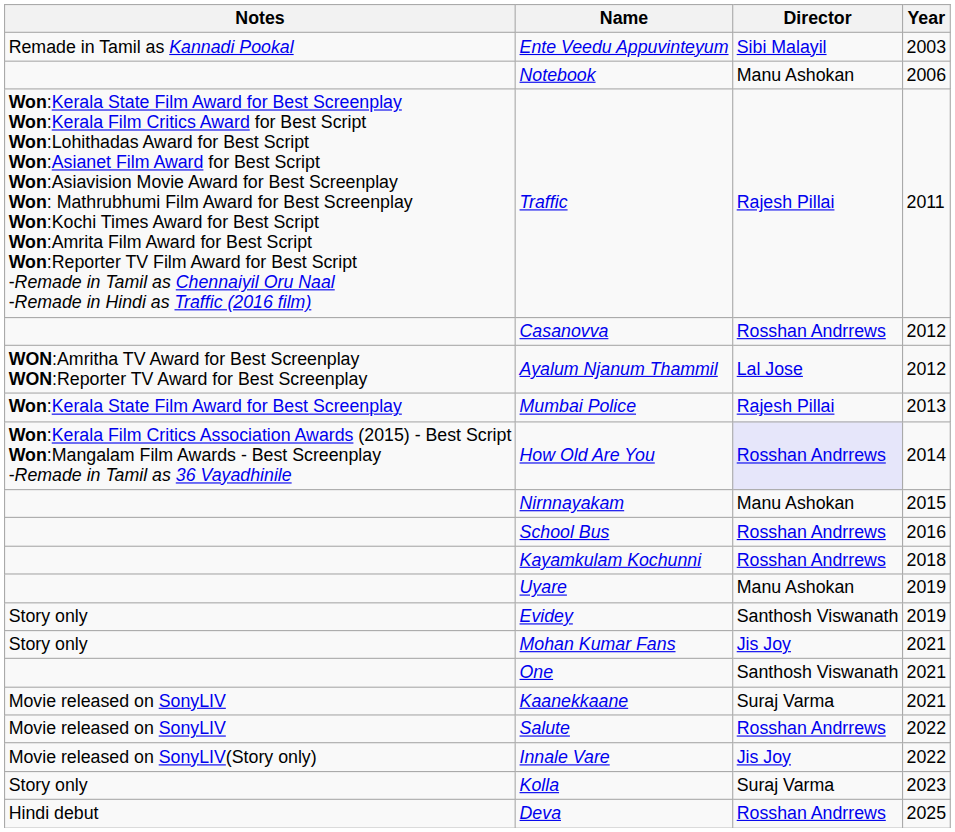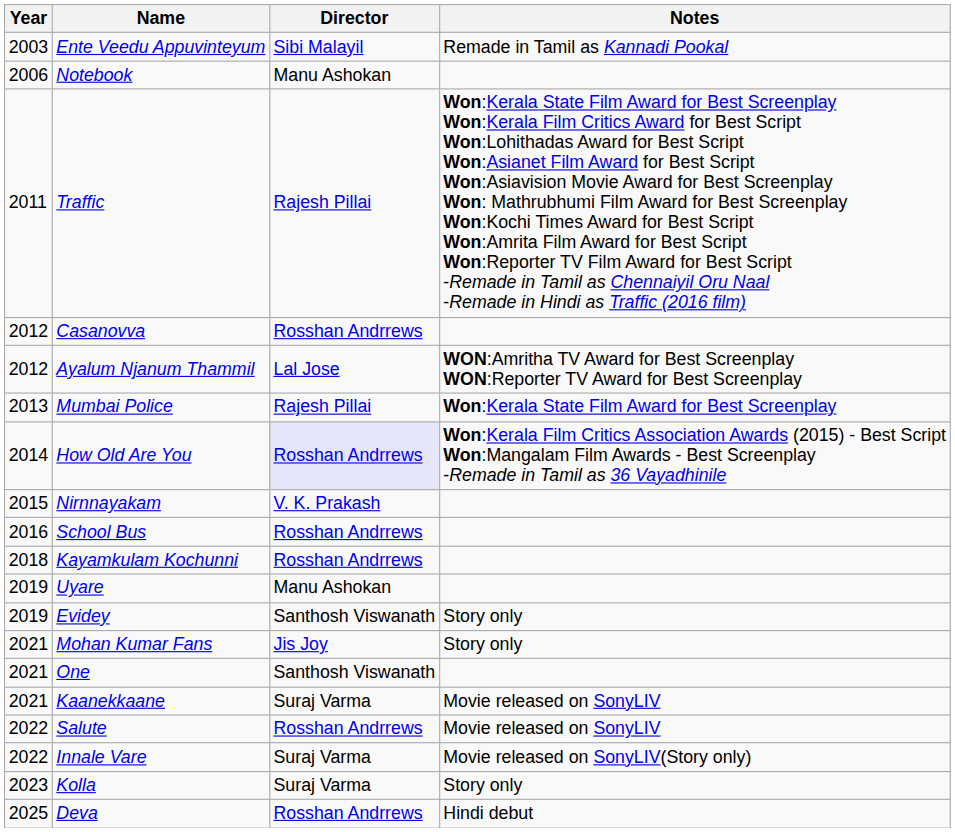columns swapped: (926, 18) <-> (260, 18)
(795, 503) Manu Ashokan -> (327, 503) V. K. Prakash
(764, 757) Jis Joy -> (322, 757) Suraj Varma
